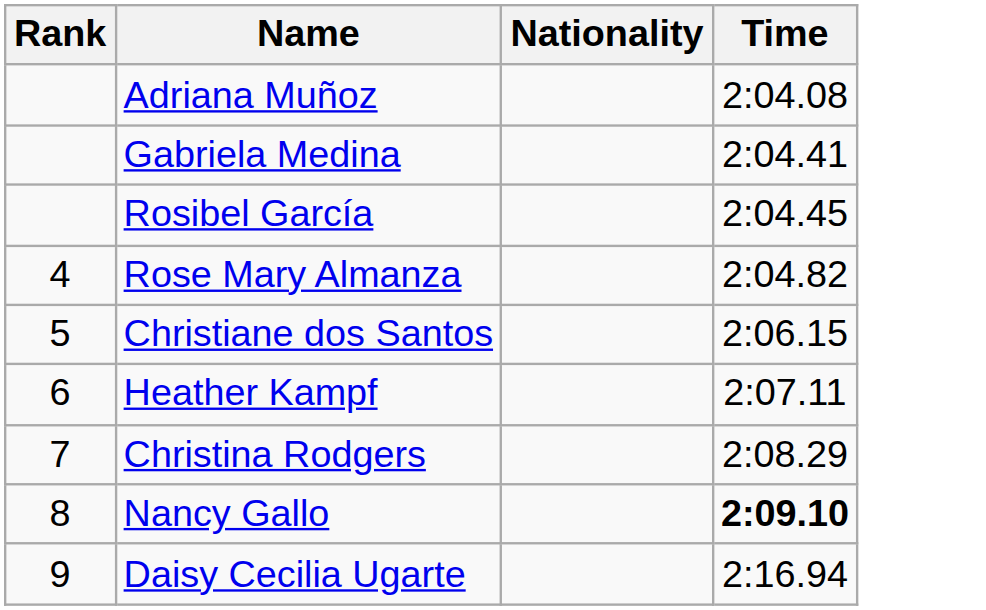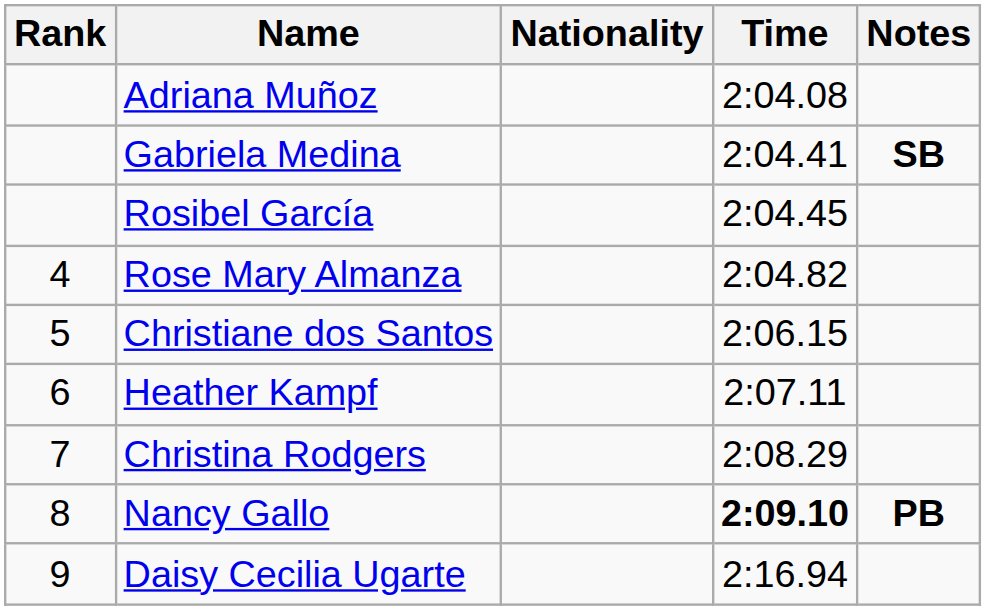+ column: (919, 34)
